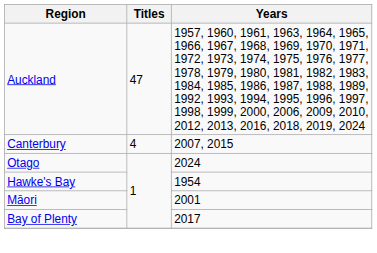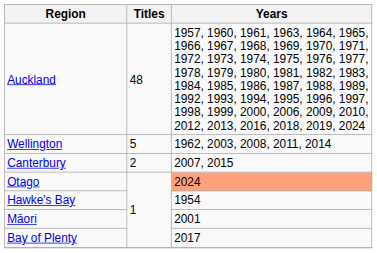(136, 79) 47 -> (136, 79) 48
+ row: (35, 144)
(133, 144) 4 -> (133, 163) 2
(187, 163) no background -> (187, 182) lightsalmon background
